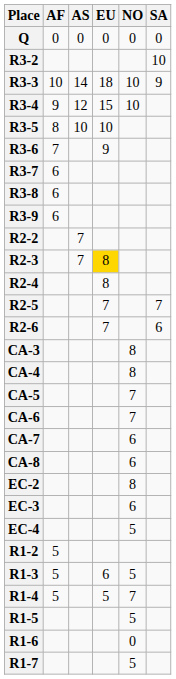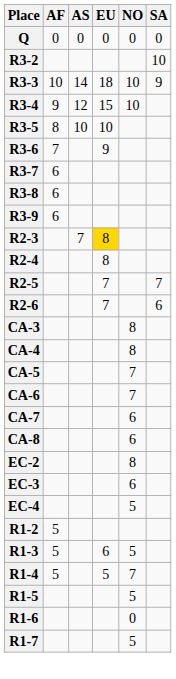- row: (24, 238)
